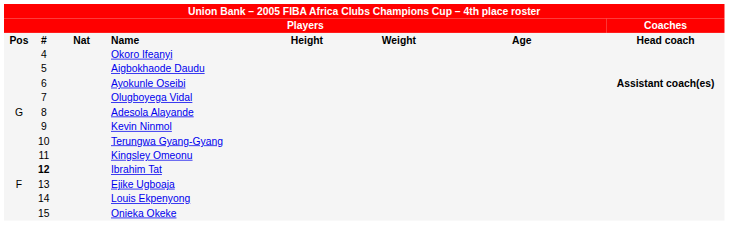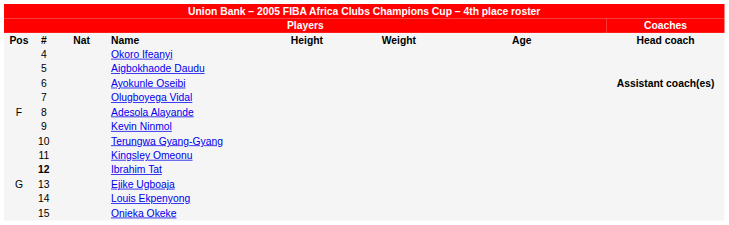(19, 112) G -> (19, 112) F
(19, 184) F -> (19, 184) G
